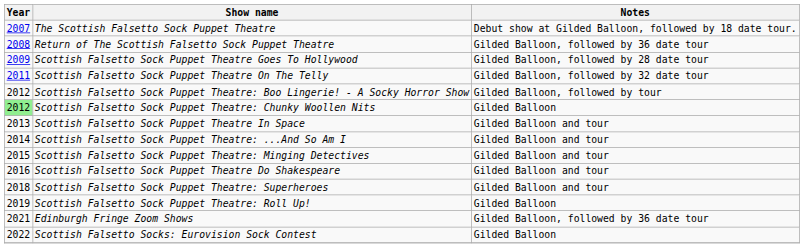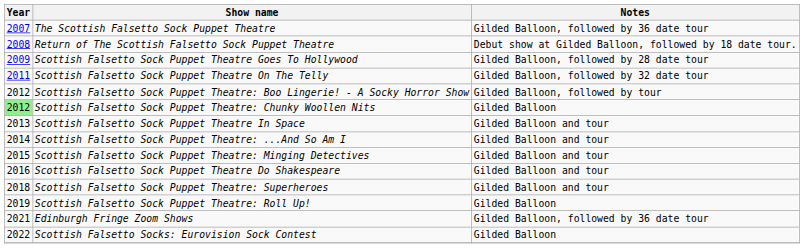(635, 28) Debut show at Gilded Balloon, followed by 18 date tour. -> (591, 28) Gilded Balloon, followed by 36 date tour
(591, 44) Gilded Balloon, followed by 36 date tour -> (635, 44) Debut show at Gilded Balloon, followed by 18 date tour.
